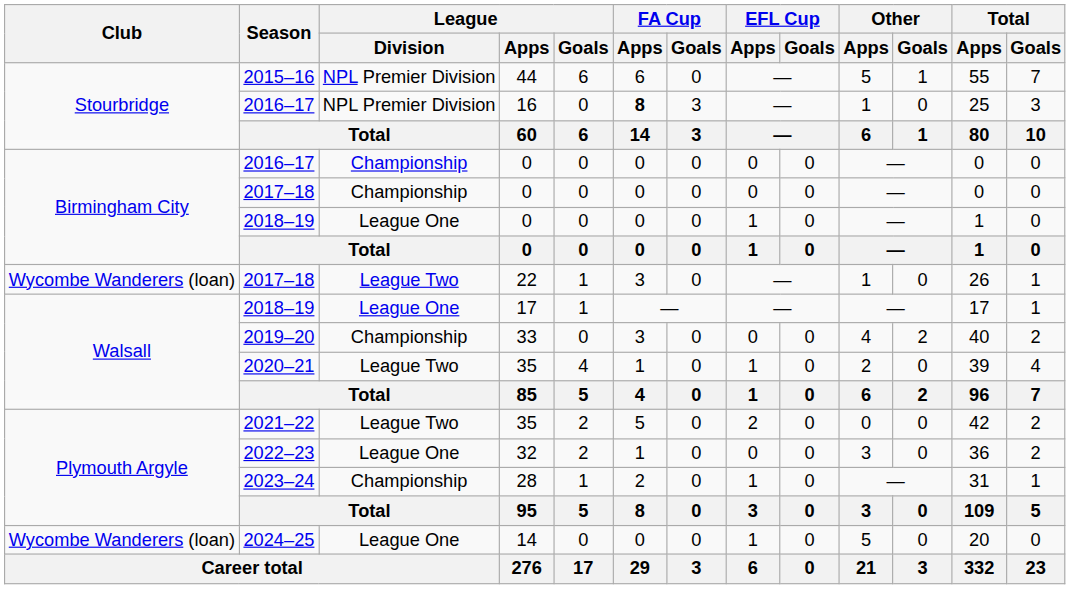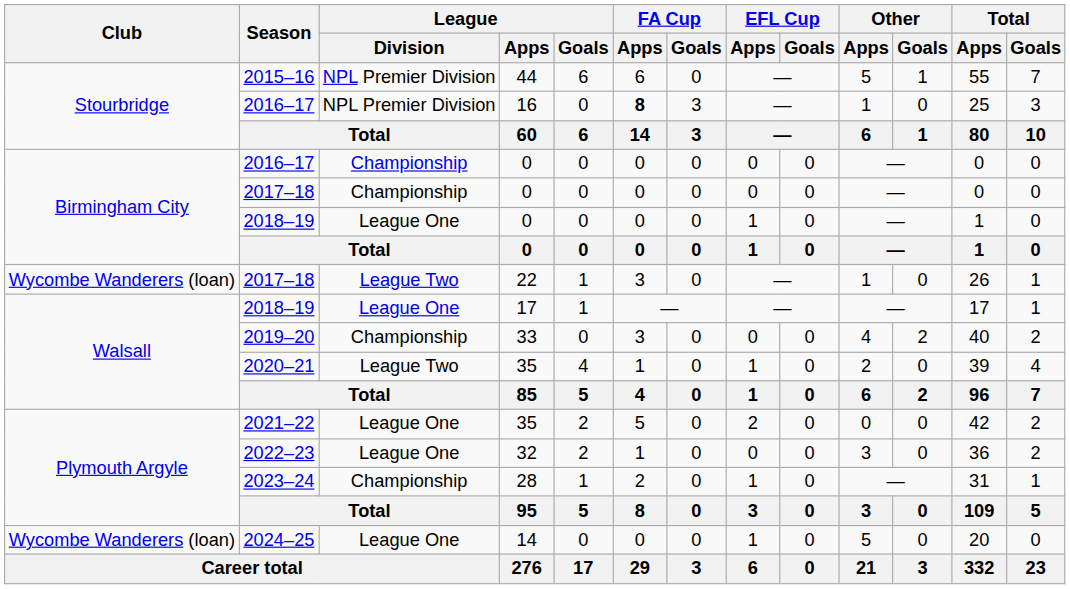(409, 423) League Two -> (409, 423) League One
